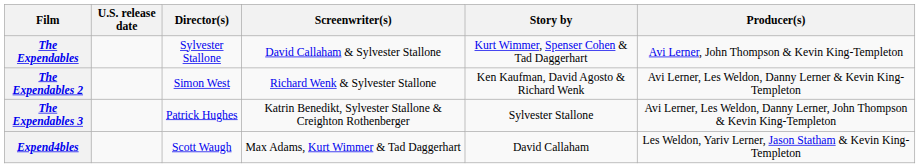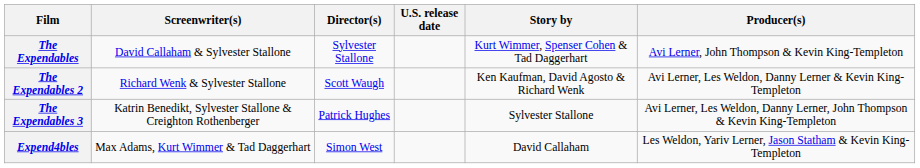columns swapped: (127, 20) <-> (353, 20)
(202, 83) Simon West -> (354, 83) Scott Waugh
(202, 146) Scott Waugh -> (354, 146) Simon West
